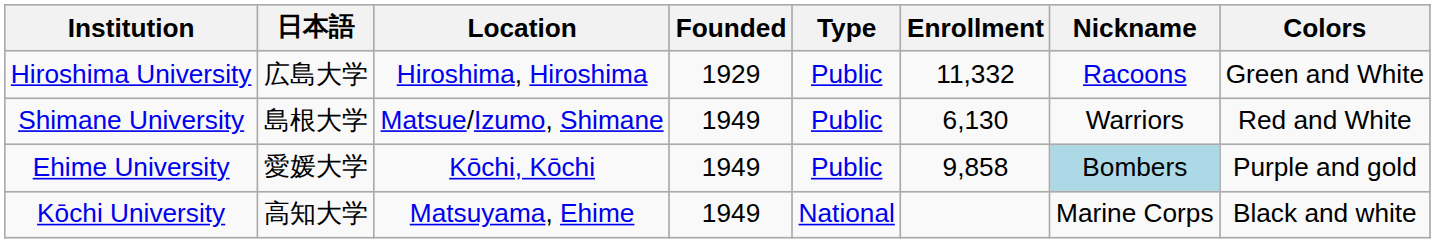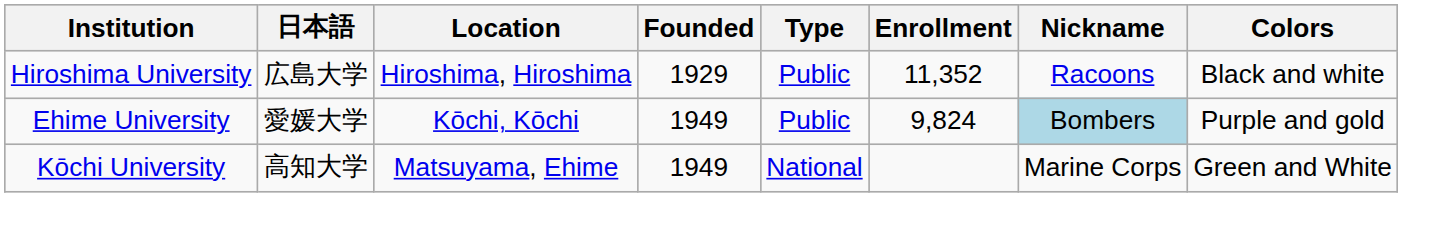(975, 74) 11,332 -> (943, 74) 11,352
(1325, 74) Green and White -> (1293, 74) Black and white
- row: (131, 120)
(975, 167) 9,858 -> (943, 120) 9,824
(1325, 213) Black and white -> (1293, 167) Green and White
